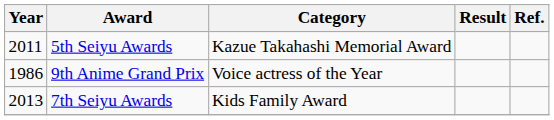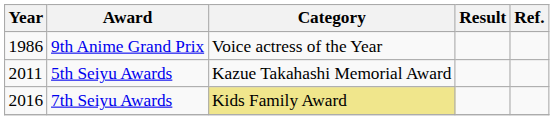rows swapped: (128, 73) <-> (112, 45)
(26, 100) 2013 -> (26, 100) 2016
(279, 100) no background -> (279, 100) khaki background
